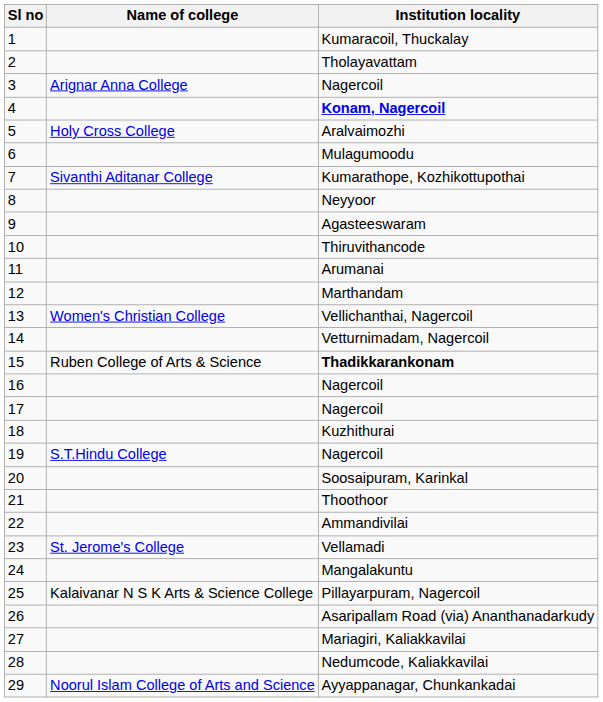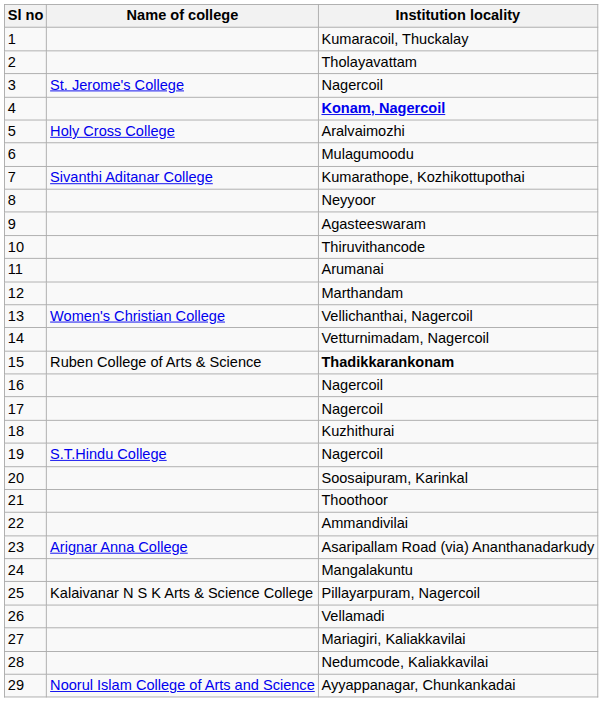(119, 85) Arignar Anna College -> (117, 85) St. Jerome's College
(117, 547) St. Jerome's College -> (119, 547) Arignar Anna College
(353, 547) Vellamadi -> (458, 547) Asaripallam Road (via) Ananthanadarkudy
(458, 616) Asaripallam Road (via) Ananthanadarkudy -> (353, 616) Vellamadi
